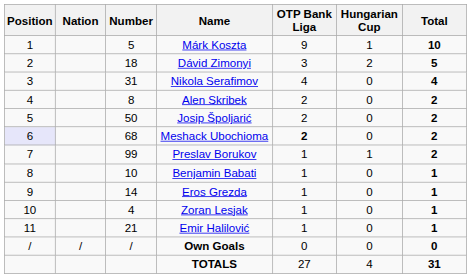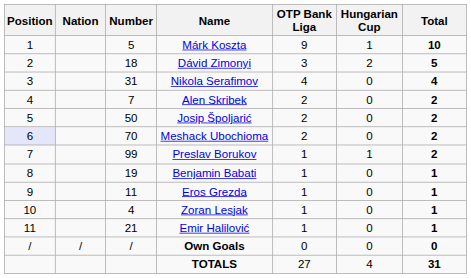(131, 100) 8 -> (131, 100) 7
(131, 136) 68 -> (131, 136) 70
(304, 136) bold -> (304, 136) normal
(131, 173) 10 -> (131, 173) 19
(131, 191) 14 -> (131, 191) 11
